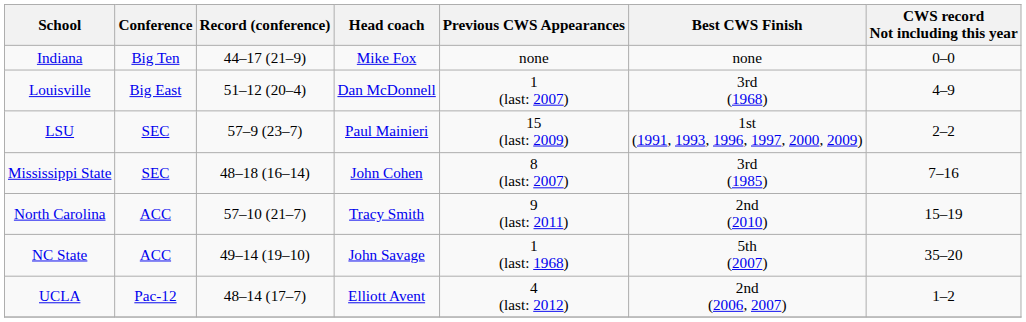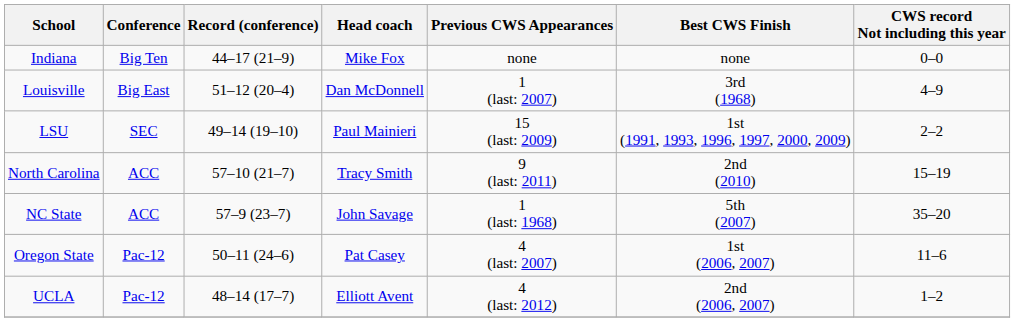(265, 131) 57–9 (23–7) -> (253, 131) 49–14 (19–10)
- row: (60, 172)
(265, 255) 49–14 (19–10) -> (253, 214) 57–9 (23–7)
+ row: (54, 255)
